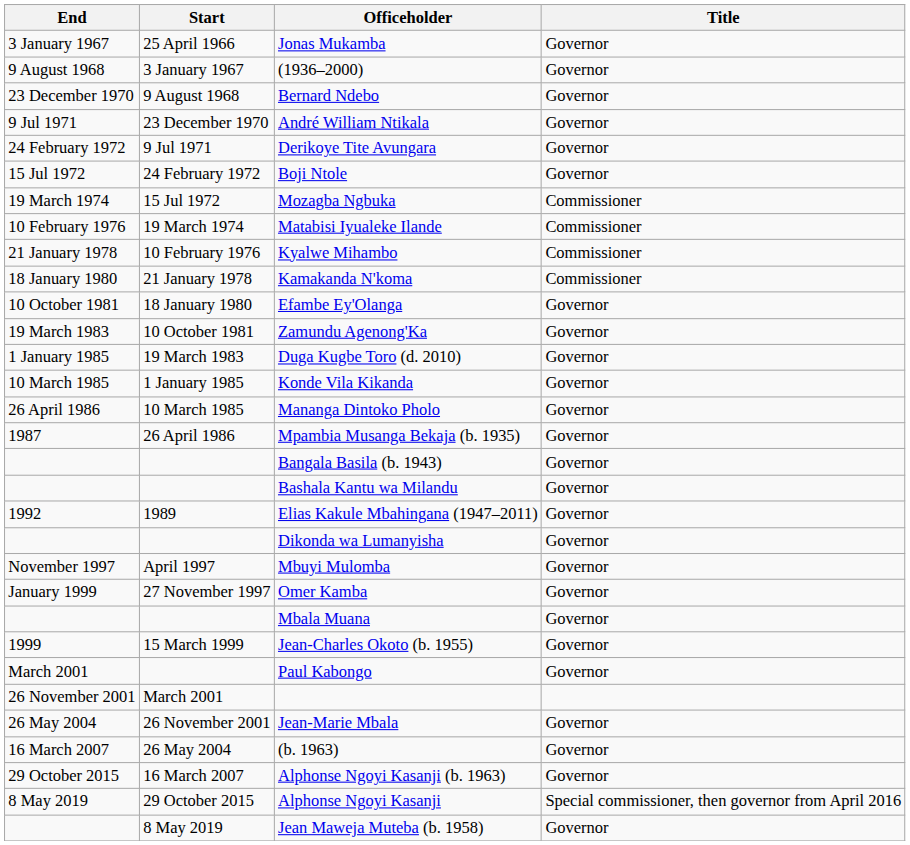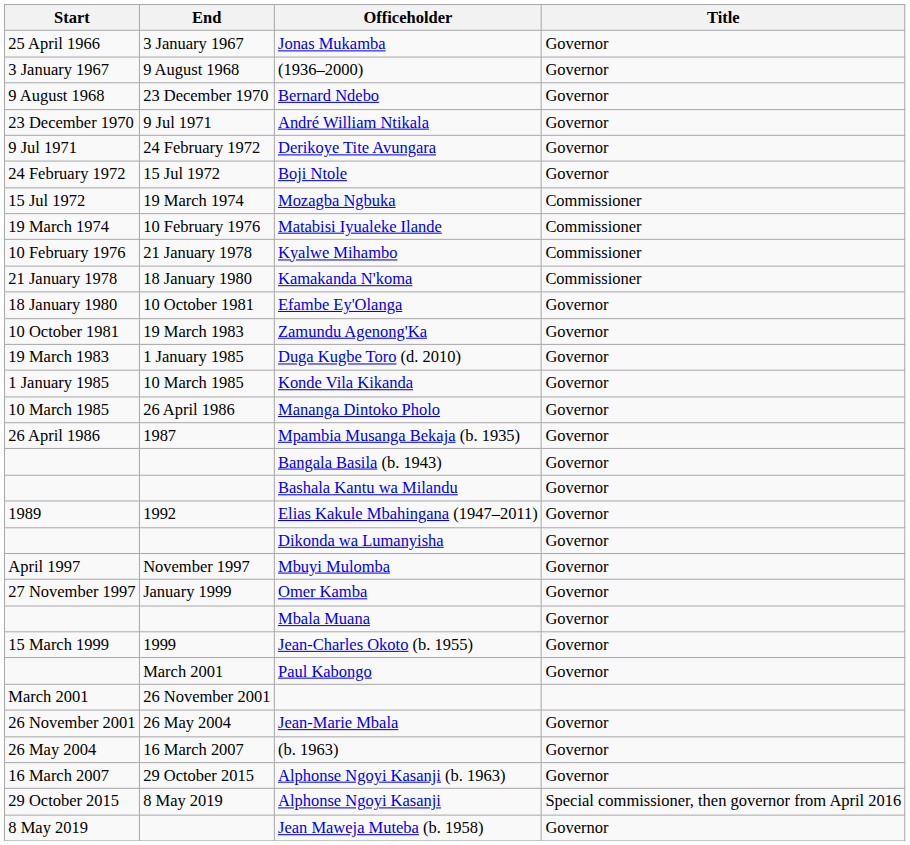columns swapped: (207, 17) <-> (72, 17)
